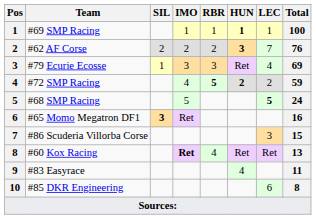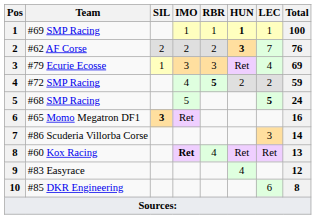(242, 82) bold -> (242, 82) normal
(297, 135) 15 -> (297, 135) 14
(297, 170) 11 -> (297, 170) 12
